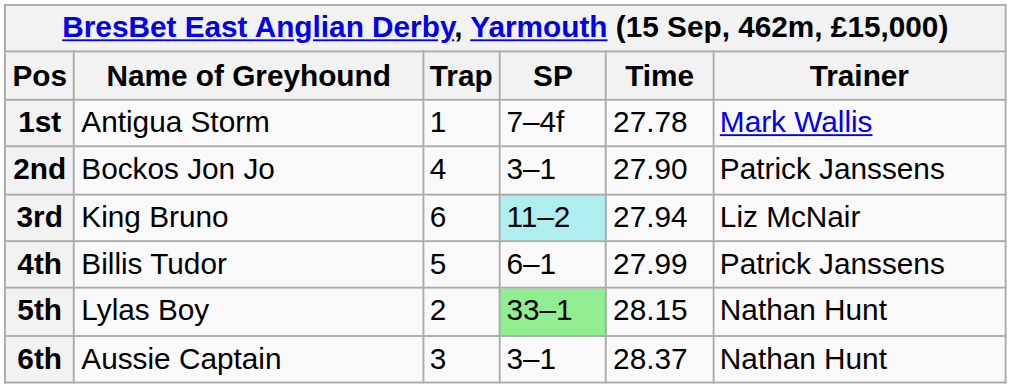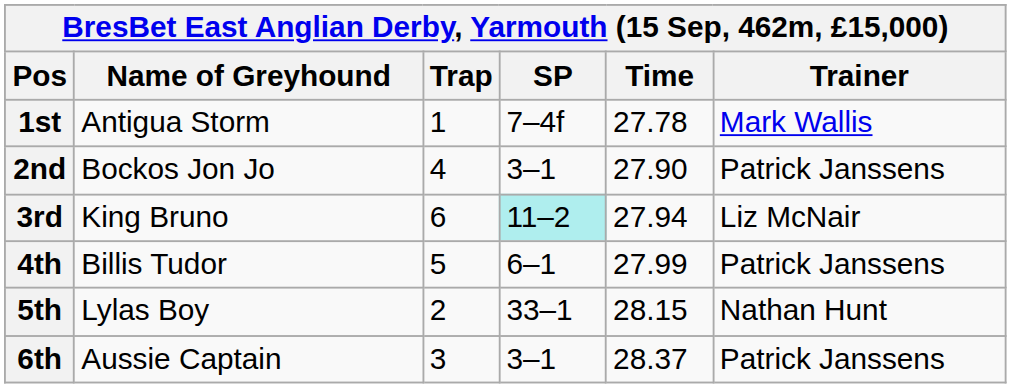(540, 311) lightgreen background -> (540, 311) no background
(803, 358) Nathan Hunt -> (832, 358) Patrick Janssens
